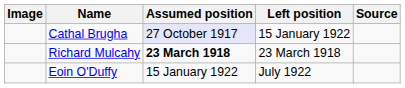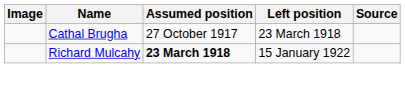(192, 33) lavender background -> (192, 33) no background
(304, 33) 15 January 1922 -> (300, 33) 23 March 1918
(300, 53) 23 March 1918 -> (304, 53) 15 January 1922
- row: (83, 72)
